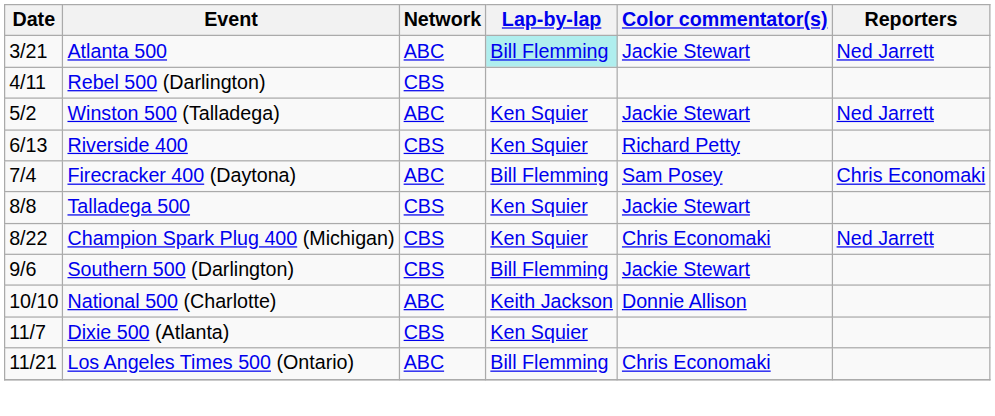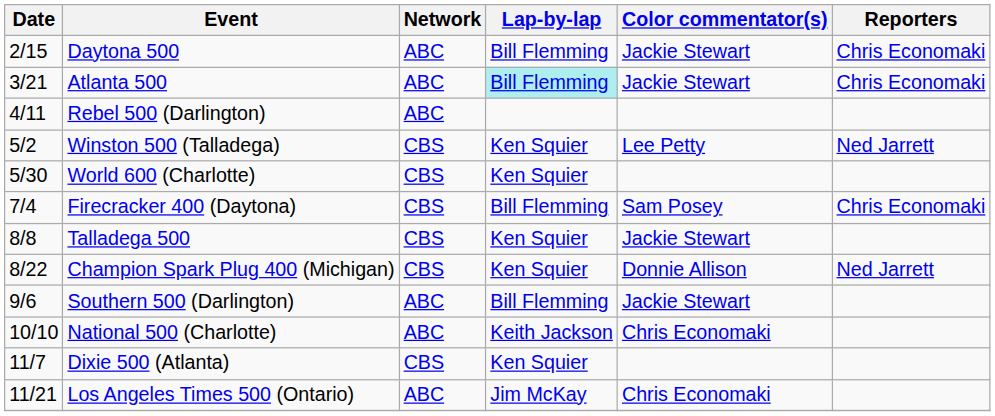+ row: (123, 51)
(885, 51) Ned Jarrett -> (911, 82) Chris Economaki
(424, 82) CBS -> (424, 113) ABC
(424, 113) ABC -> (424, 144) CBS
(686, 113) Jackie Stewart -> (664, 144) Lee Petty
+ row: (161, 176)
- row: (128, 144)
(424, 176) ABC -> (424, 207) CBS
(696, 238) Chris Economaki -> (684, 269) Donnie Allison
(424, 269) CBS -> (424, 301) ABC
(684, 301) Donnie Allison -> (696, 332) Chris Economaki
(549, 363) Bill Flemming -> (538, 394) Jim McKay
